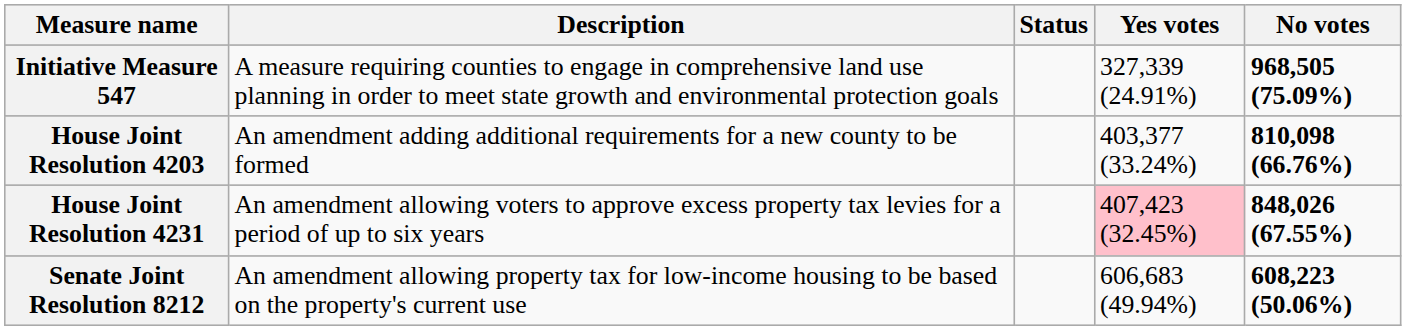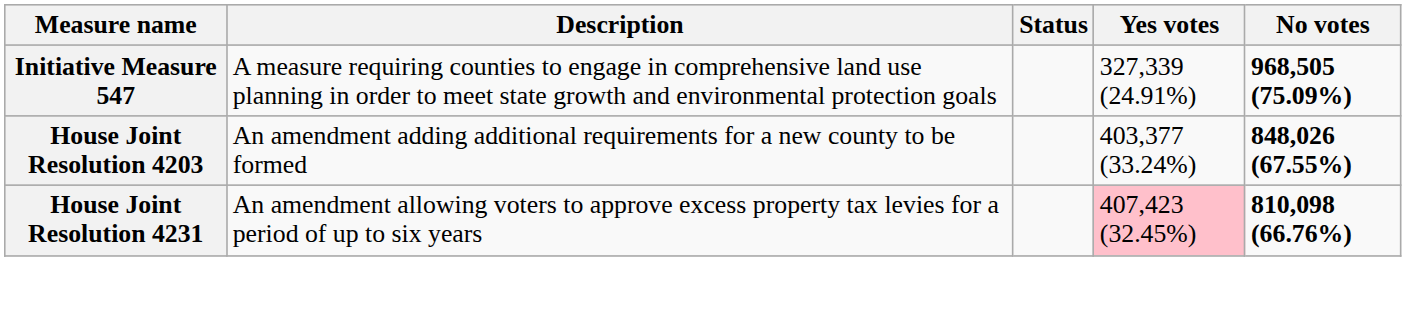(1302, 150) 810,098 (66.76%) -> (1301, 150) 848,026 (67.55%)
(1302, 219) 848,026 (67.55%) -> (1301, 219) 810,098 (66.76%)
- row: (117, 289)
